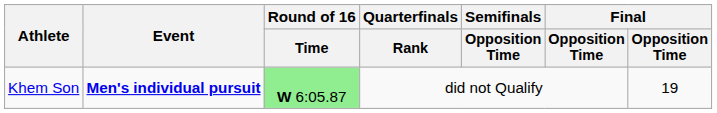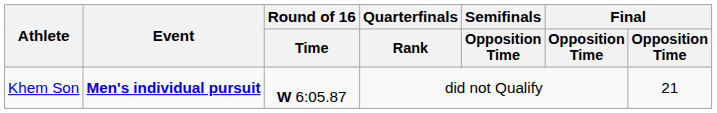(312, 97) lightgreen background -> (312, 97) no background
(670, 88) 19 -> (670, 88) 21
